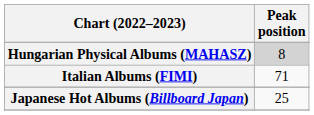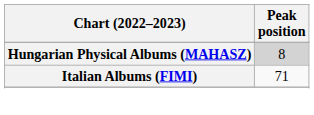- row: (130, 98)
